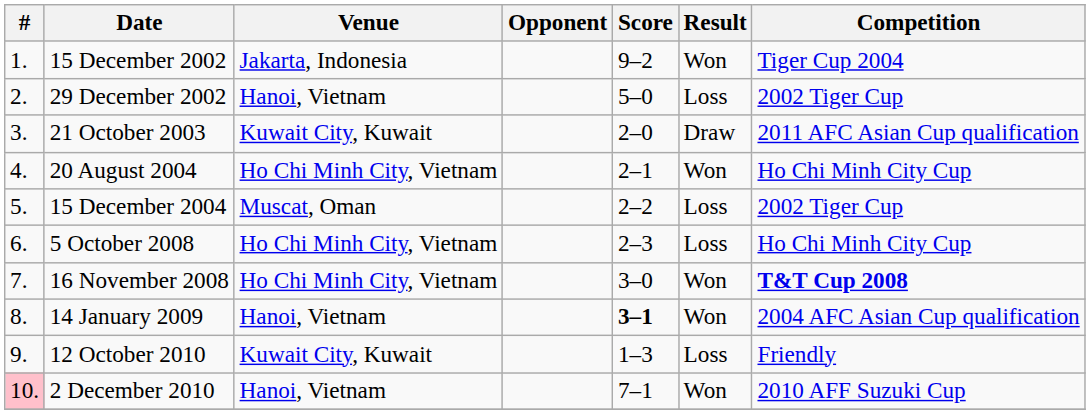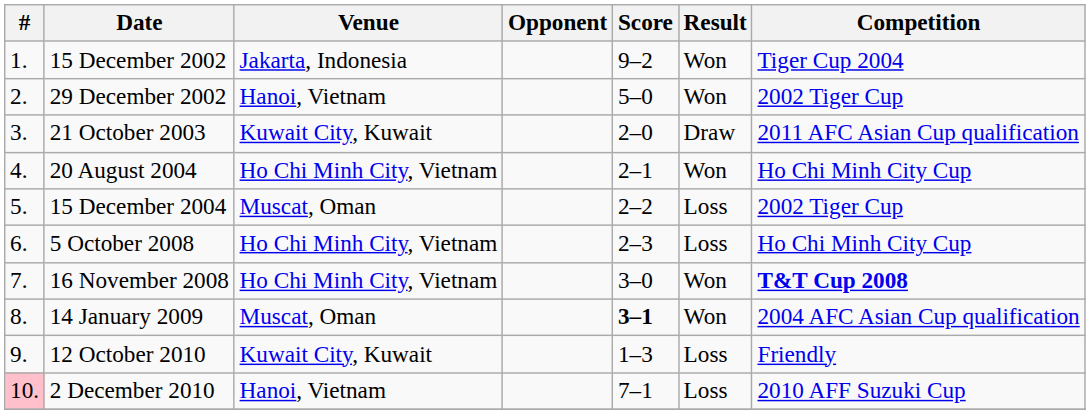(706, 96) Loss -> (705, 96) Won
(313, 317) Hanoi, Vietnam -> (308, 317) Muscat, Oman
(705, 390) Won -> (706, 390) Loss
